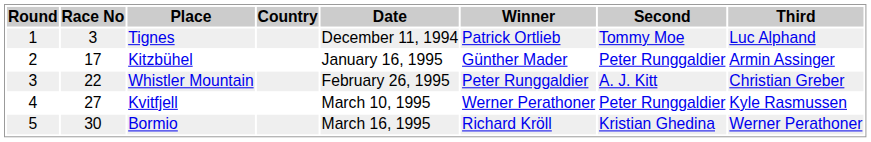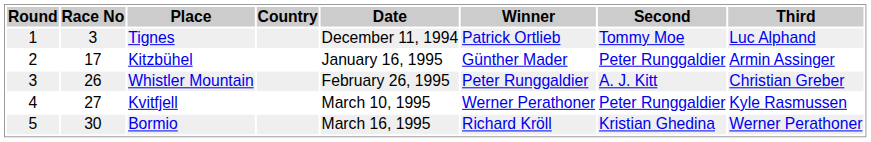(93, 81) 22 -> (93, 81) 26
